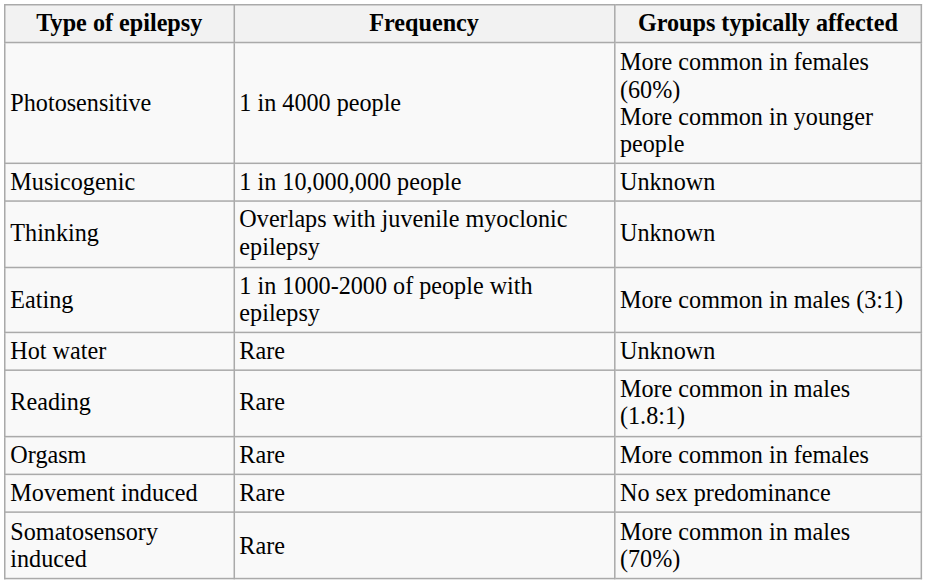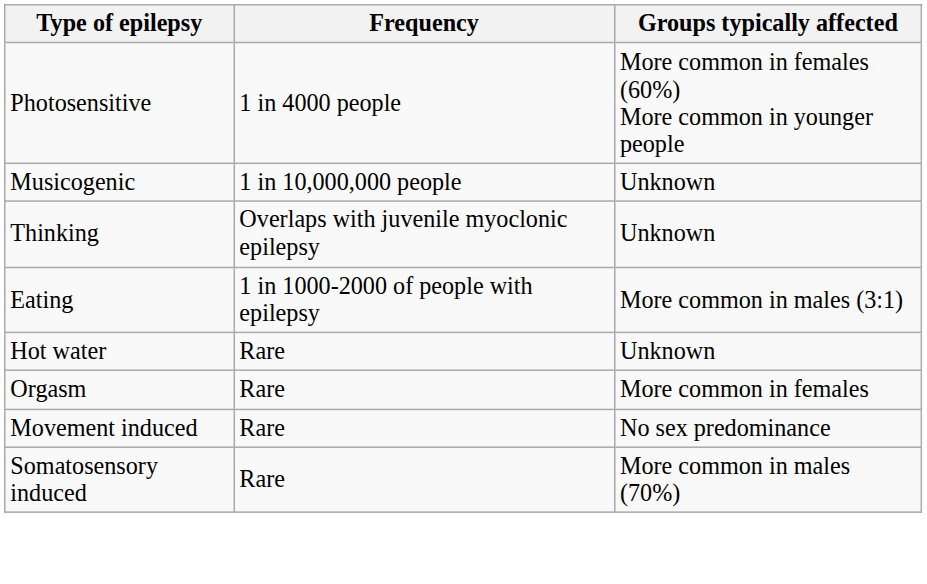- row: (51, 403)
